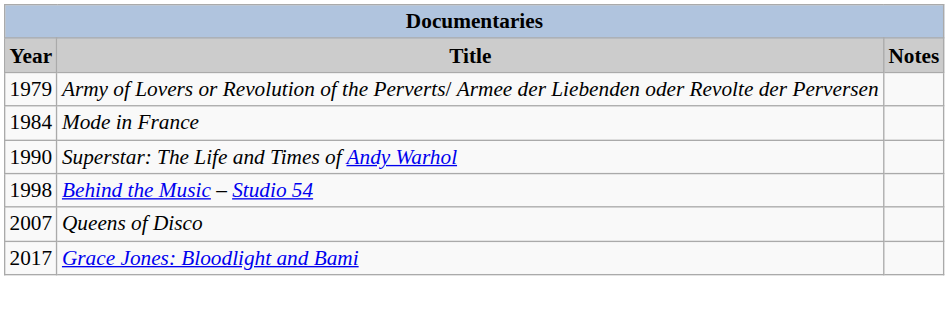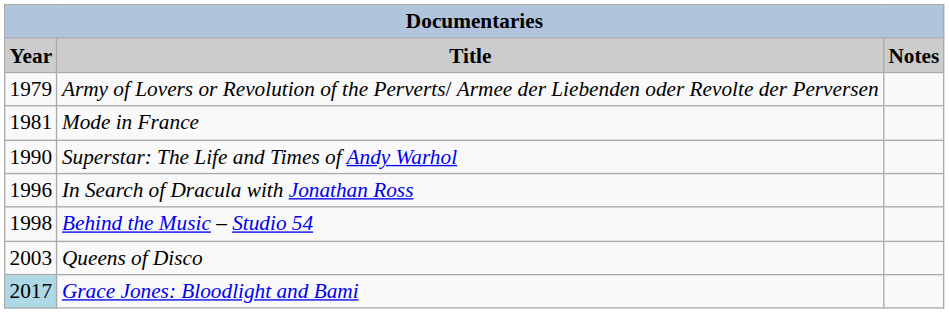(31, 122) 1984 -> (31, 122) 1981
+ row: (238, 190)
(31, 223) 2007 -> (31, 257) 2003
(31, 257) no background -> (31, 291) lightblue background
